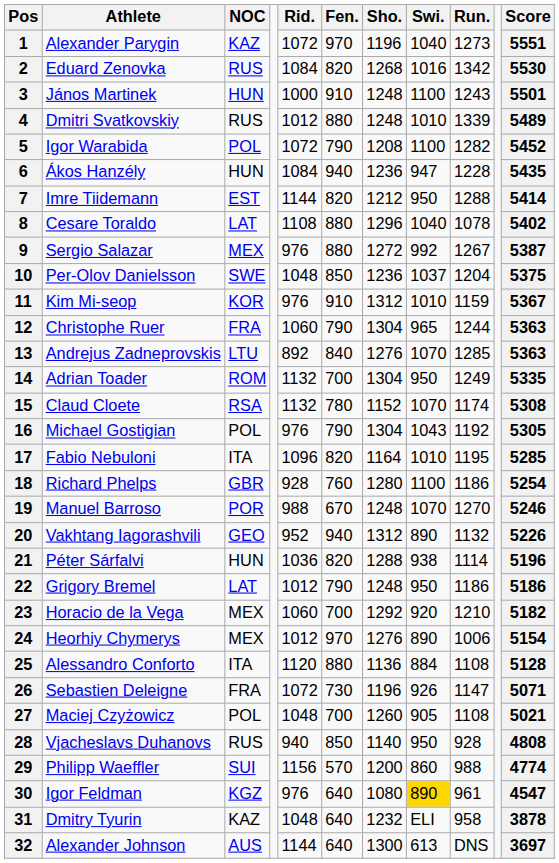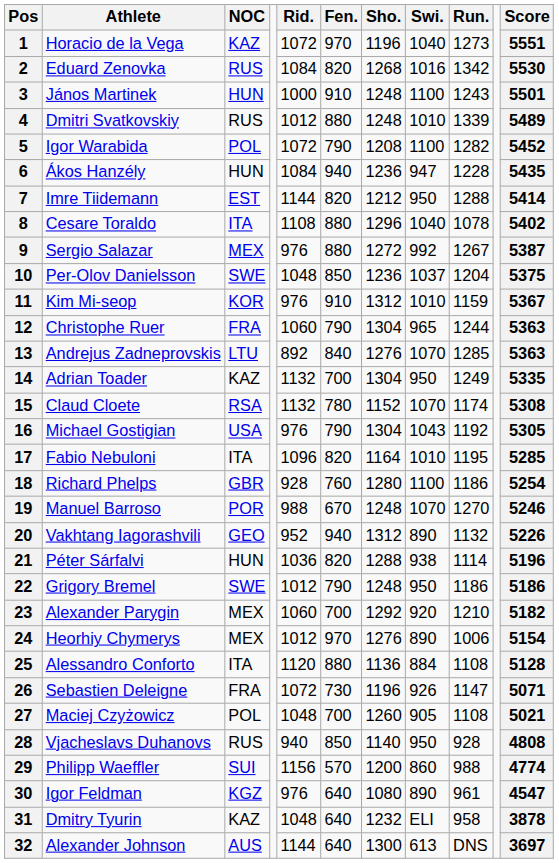(112, 43) Alexander Parygin -> (115, 43) Horacio de la Vega
(243, 224) LAT -> (240, 224) ITA
(247, 379) ROM -> (244, 379) KAZ
(245, 431) POL -> (245, 431) USA
(243, 586) LAT -> (247, 586) SWE
(115, 612) Horacio de la Vega -> (112, 612) Alexander Parygin
(424, 793) gold background -> (423, 793) no background
